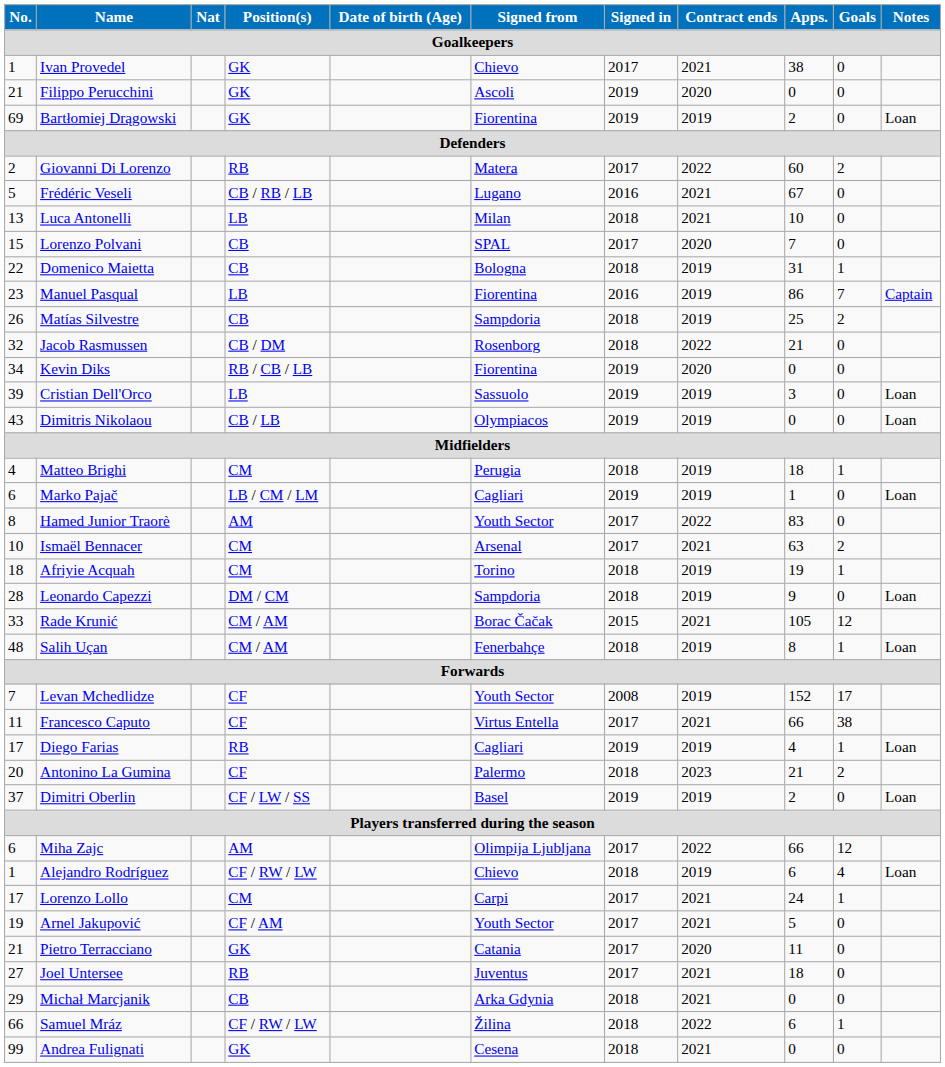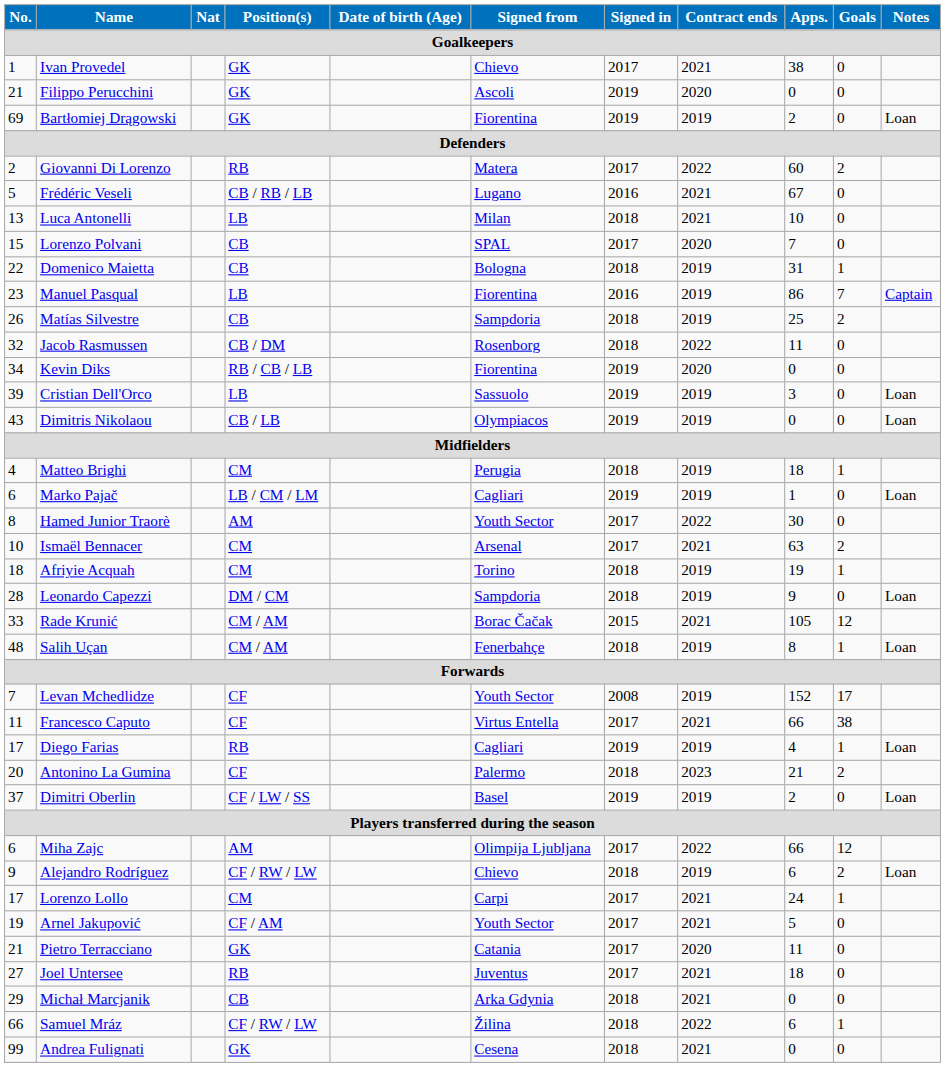(796, 344) 21 -> (796, 344) 11
(796, 520) 83 -> (796, 520) 30
(12, 873) 1 -> (12, 873) 9
(841, 873) 4 -> (841, 873) 2
